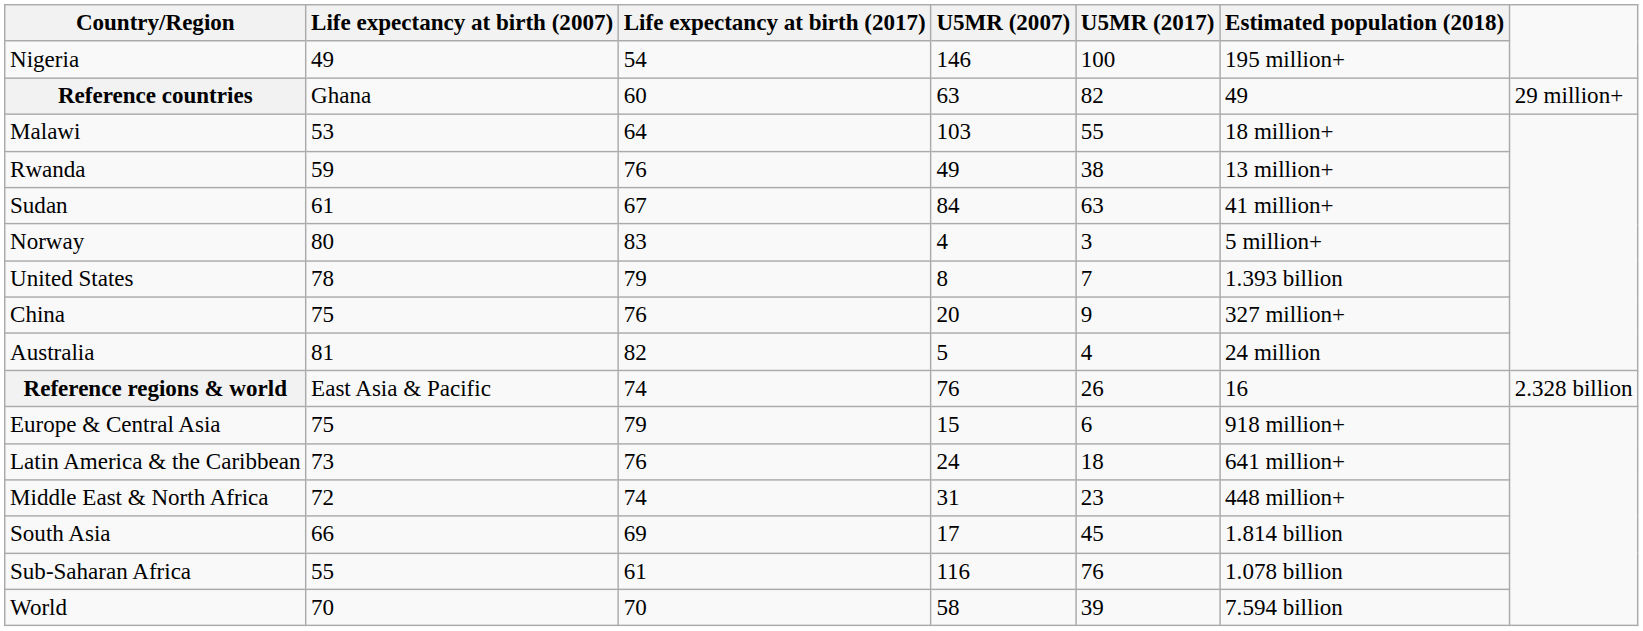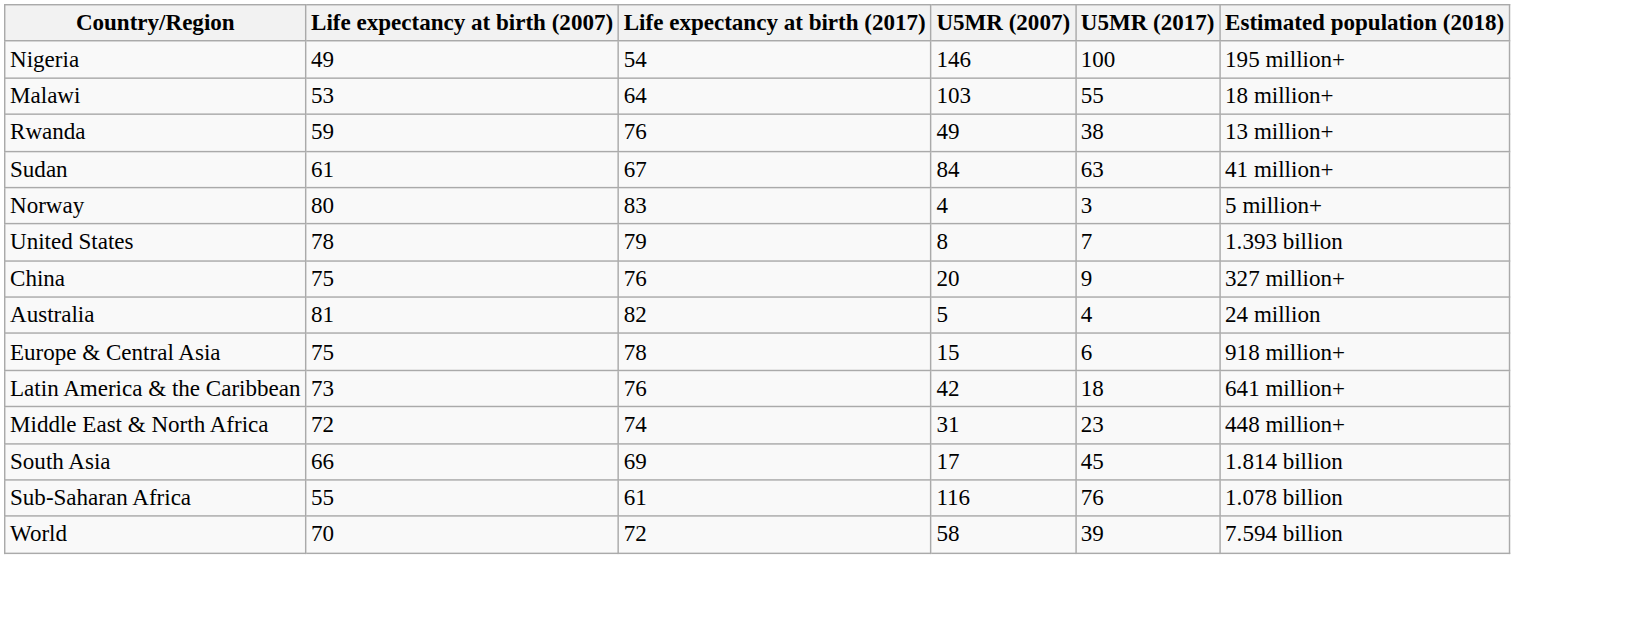- row: (155, 95)
- row: (155, 388)
(635, 424) 79 -> (635, 351) 78
(948, 461) 24 -> (948, 388) 42
(635, 607) 70 -> (635, 534) 72
